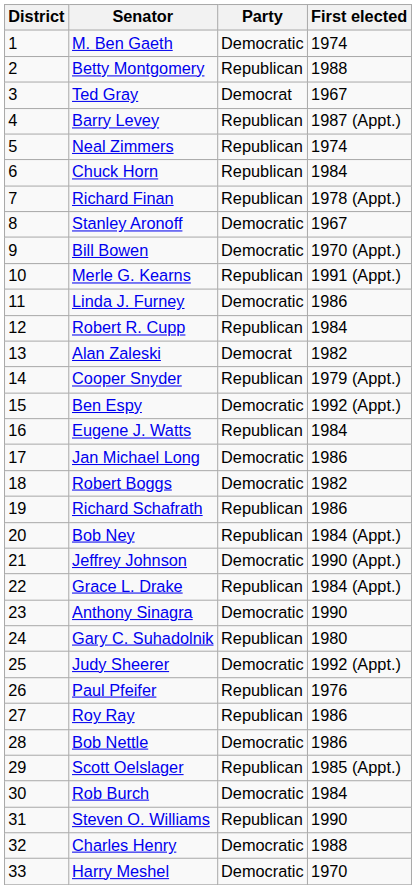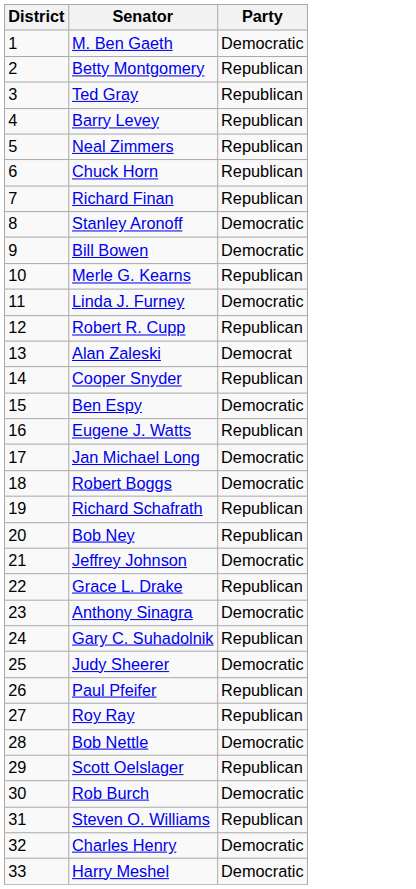- column: (359, 17)
(256, 95) Democrat -> (262, 95) Republican
